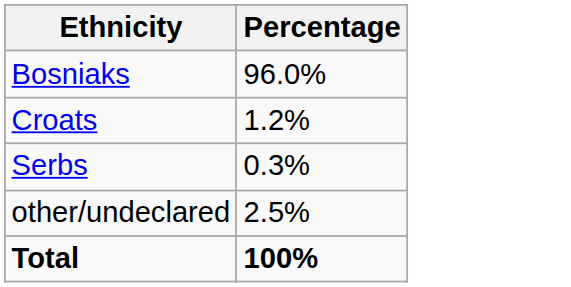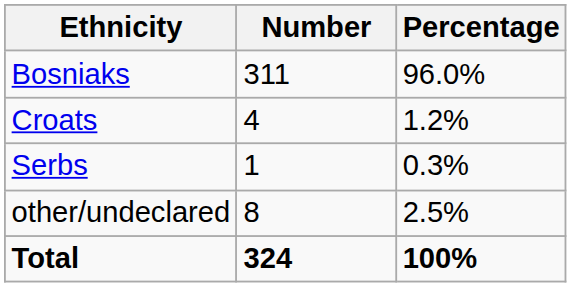+ column: (316, 27)
